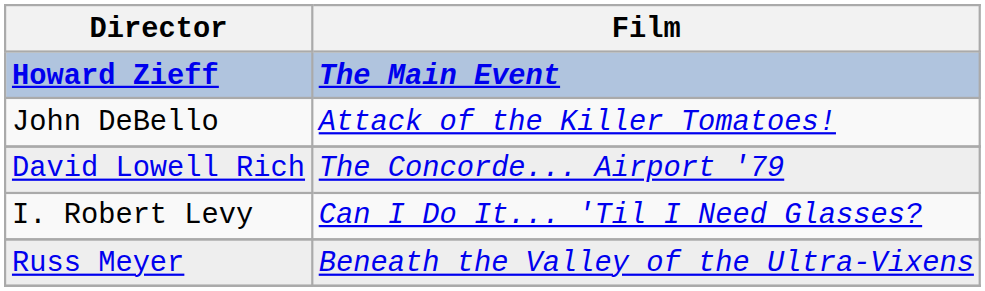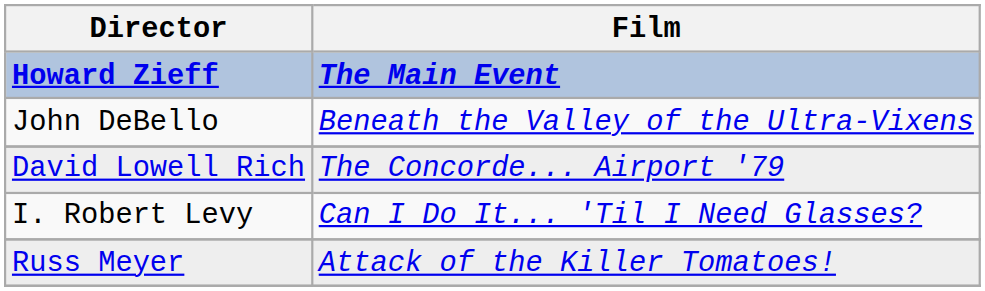(577, 122) Attack of the Killer Tomatoes! -> (646, 122) Beneath the Valley of the Ultra-Vixens
(646, 263) Beneath the Valley of the Ultra-Vixens -> (577, 263) Attack of the Killer Tomatoes!
